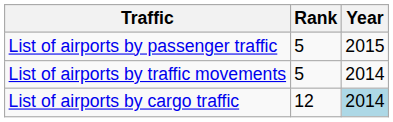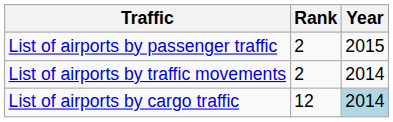(299, 46) 5 -> (299, 46) 2
(299, 74) 5 -> (299, 74) 2
